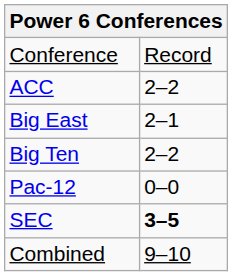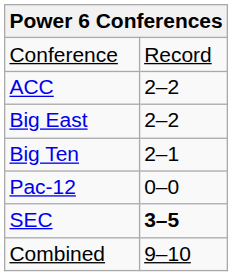(162, 120) 2–1 -> (162, 120) 2–2
(162, 154) 2–2 -> (162, 154) 2–1
